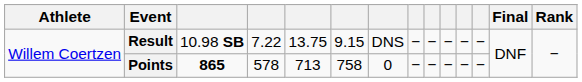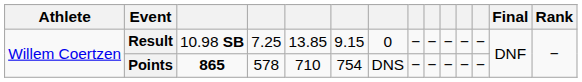(266, 41) 7.22 -> (266, 41) 7.25
(308, 41) 13.75 -> (308, 41) 13.85
(388, 41) DNS -> (388, 41) 0
(308, 66) 713 -> (308, 66) 710
(349, 66) 758 -> (349, 66) 754
(388, 66) 0 -> (388, 66) DNS
